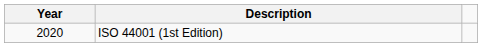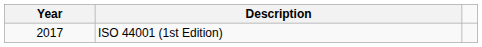(50, 33) 2020 -> (50, 33) 2017
